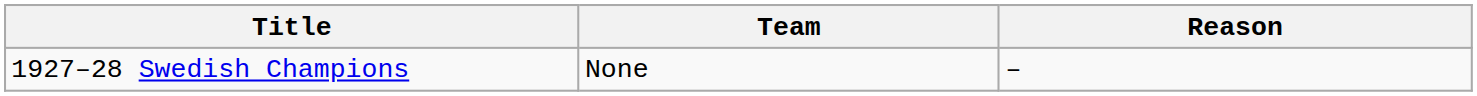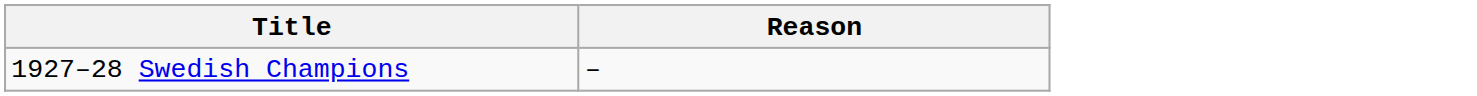- column: (789, 27)
